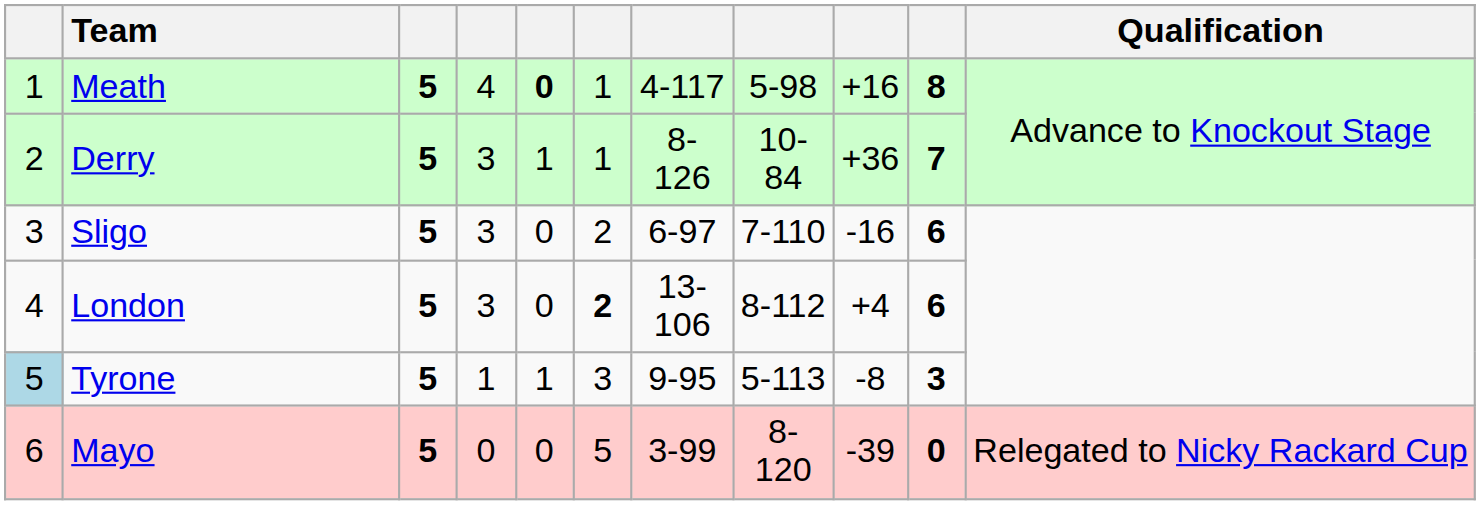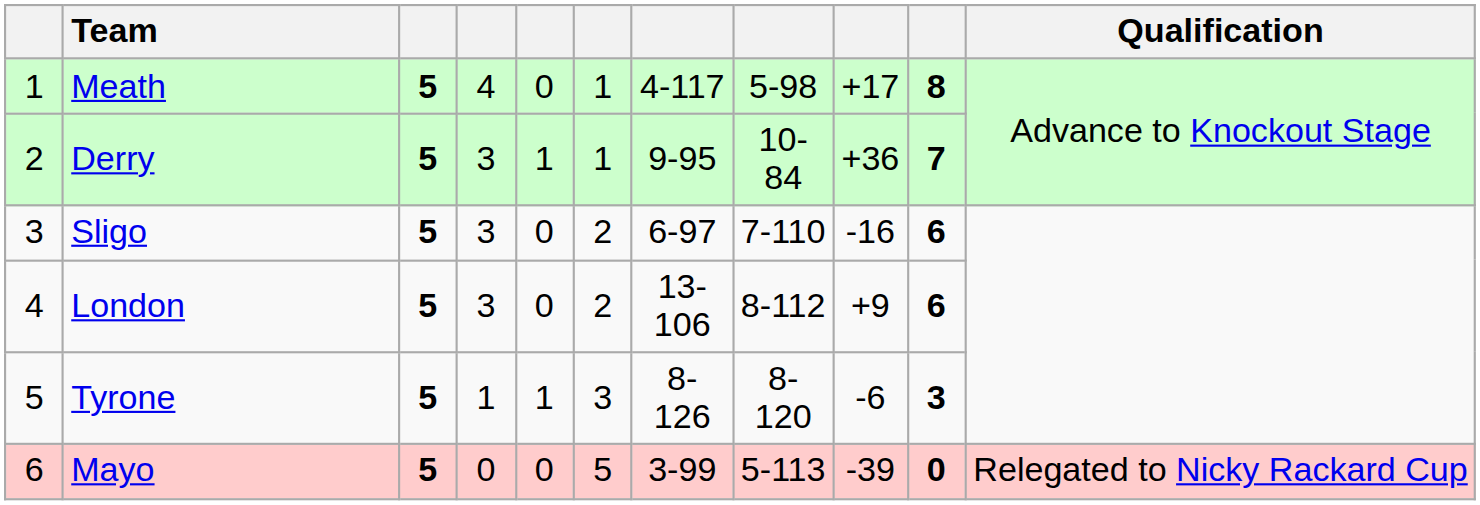(544, 85) bold -> (544, 85) normal
(870, 85) +16 -> (870, 85) +17
(682, 158) 8-126 -> (682, 158) 9-95
(603, 305) bold -> (603, 305) normal
(870, 305) +4 -> (870, 305) +9
(34, 378) lightblue background -> (34, 397) no background
(682, 378) 9-95 -> (682, 397) 8-126
(783, 378) 5-113 -> (783, 397) 8-120
(870, 378) -8 -> (870, 397) -6
(783, 451) 8-120 -> (783, 470) 5-113
